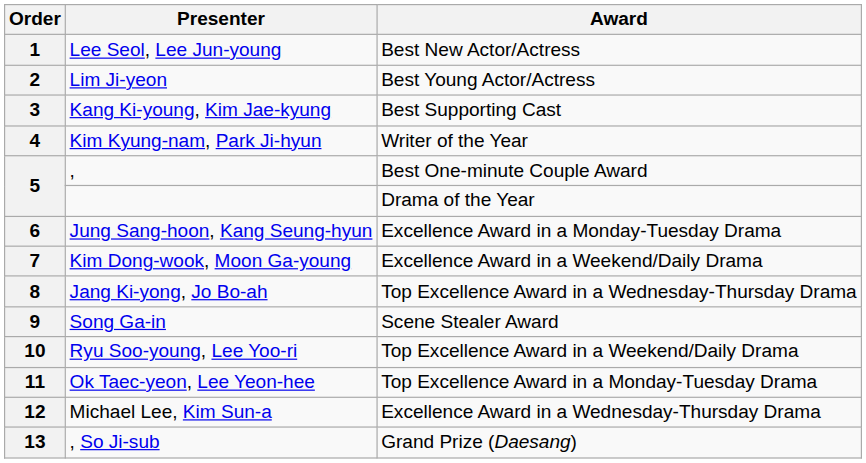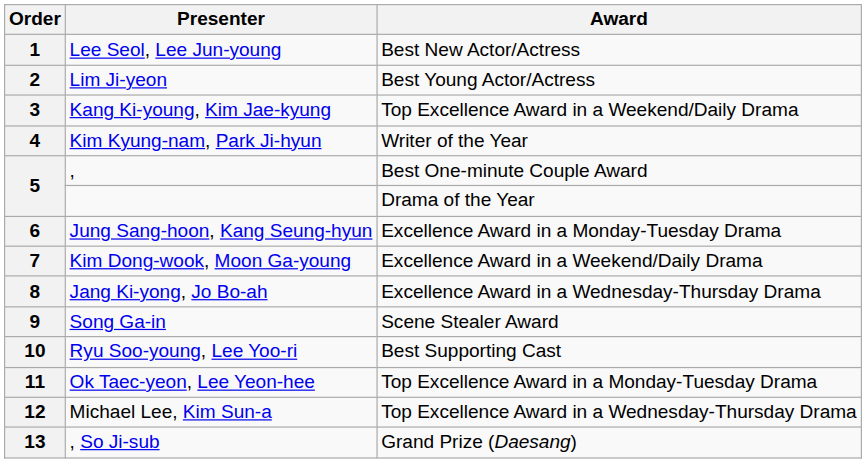(471, 110) Best Supporting Cast -> (590, 110) Top Excellence Award in a Weekend/Daily Drama
(619, 291) Top Excellence Award in a Wednesday-Thursday Drama -> (601, 291) Excellence Award in a Wednesday-Thursday Drama
(590, 351) Top Excellence Award in a Weekend/Daily Drama -> (471, 351) Best Supporting Cast
(601, 412) Excellence Award in a Wednesday-Thursday Drama -> (619, 412) Top Excellence Award in a Wednesday-Thursday Drama
